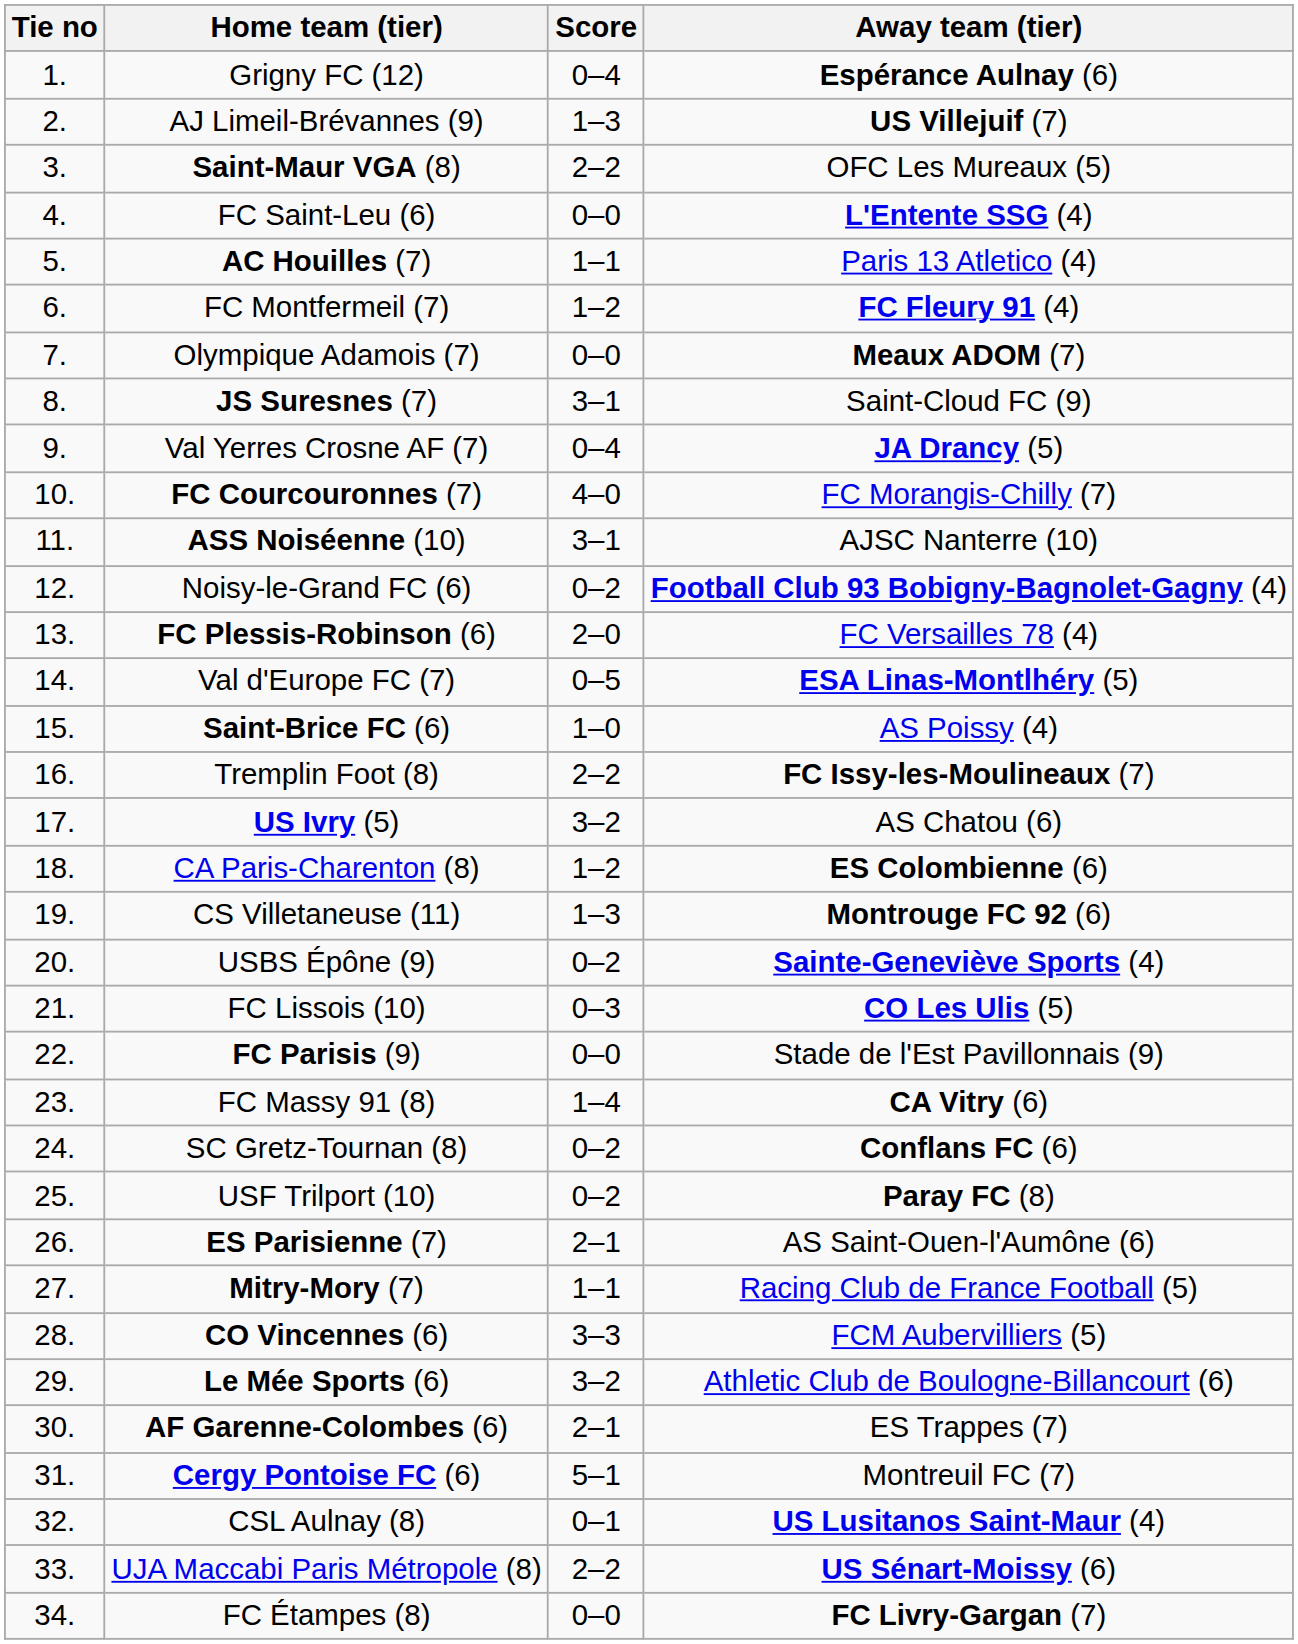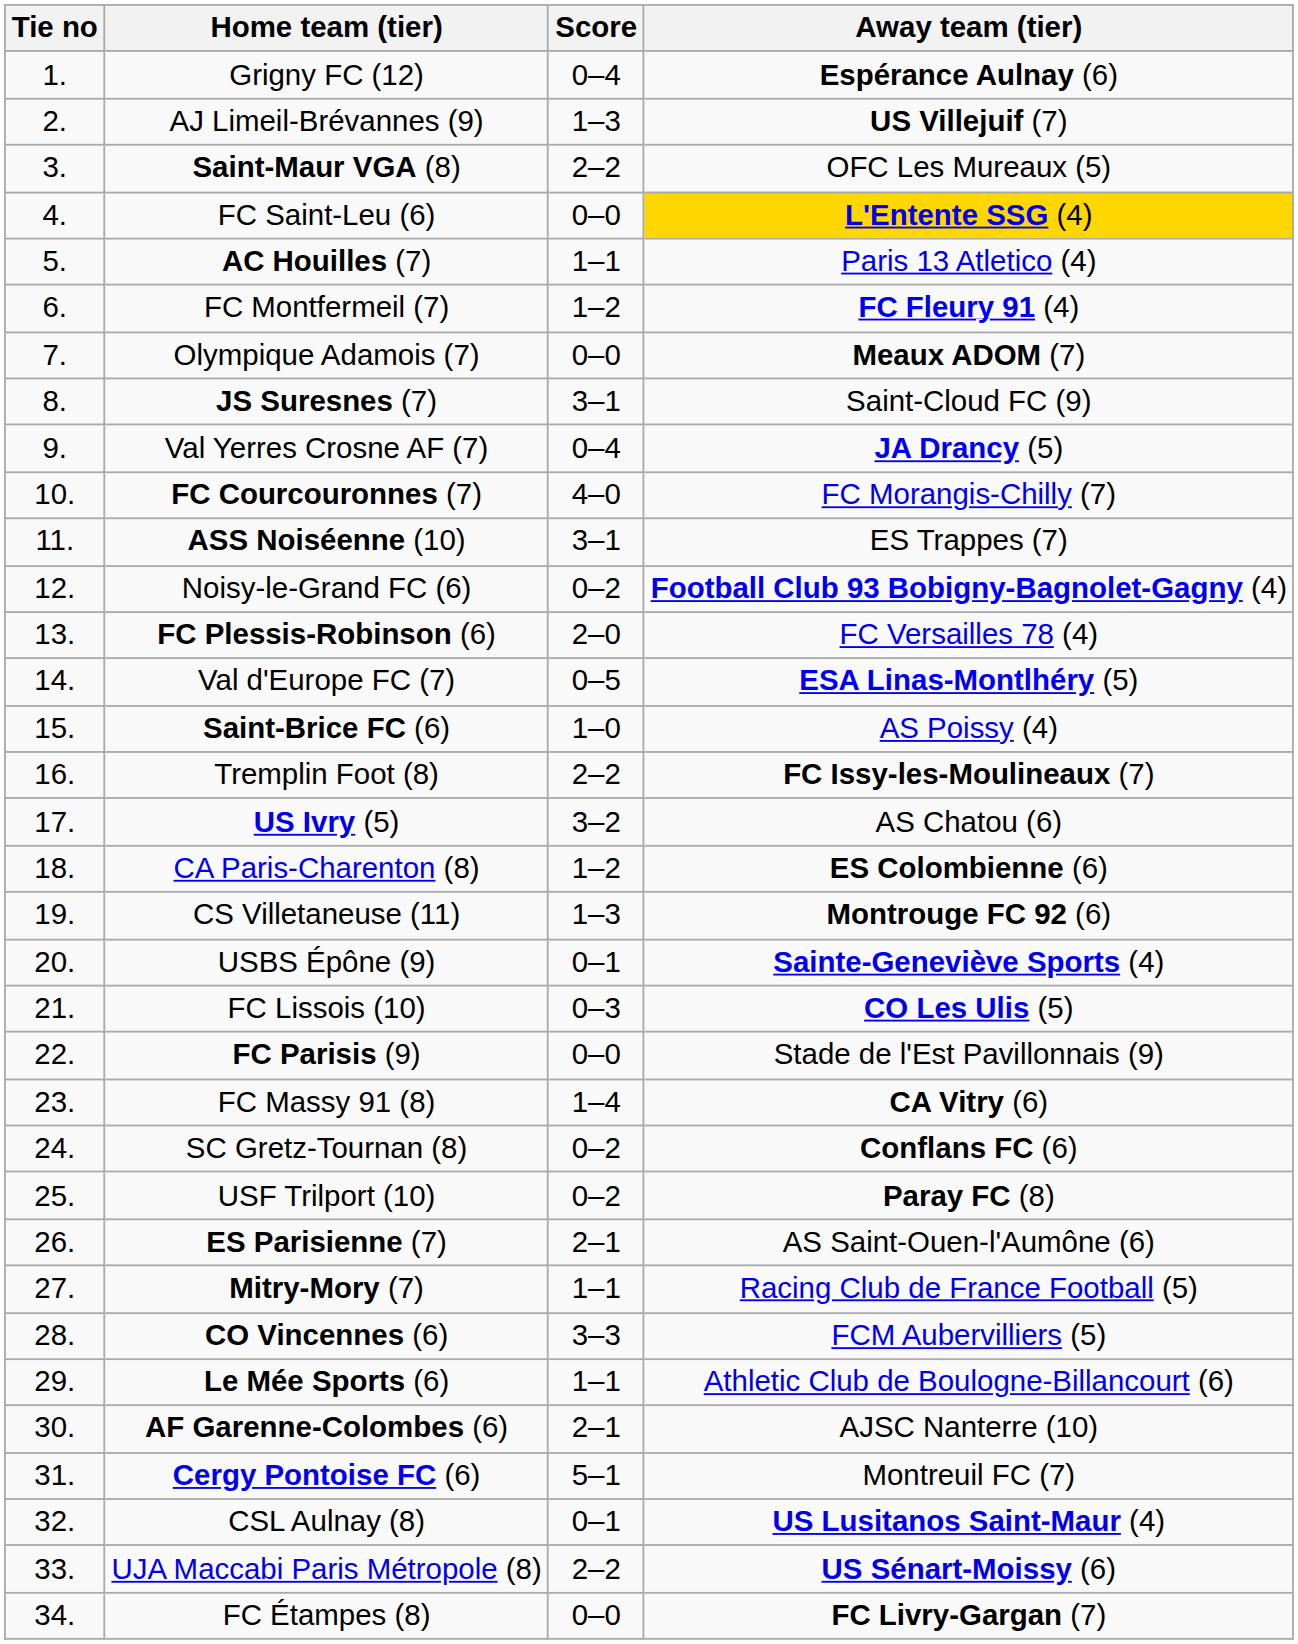(969, 214) no background -> (969, 214) gold background
(969, 541) AJSC Nanterre (10) -> (969, 541) ES Trappes (7)
(596, 961) 0–2 -> (596, 961) 0–1
(596, 1381) 3–2 -> (596, 1381) 1–1
(969, 1428) ES Trappes (7) -> (969, 1428) AJSC Nanterre (10)
